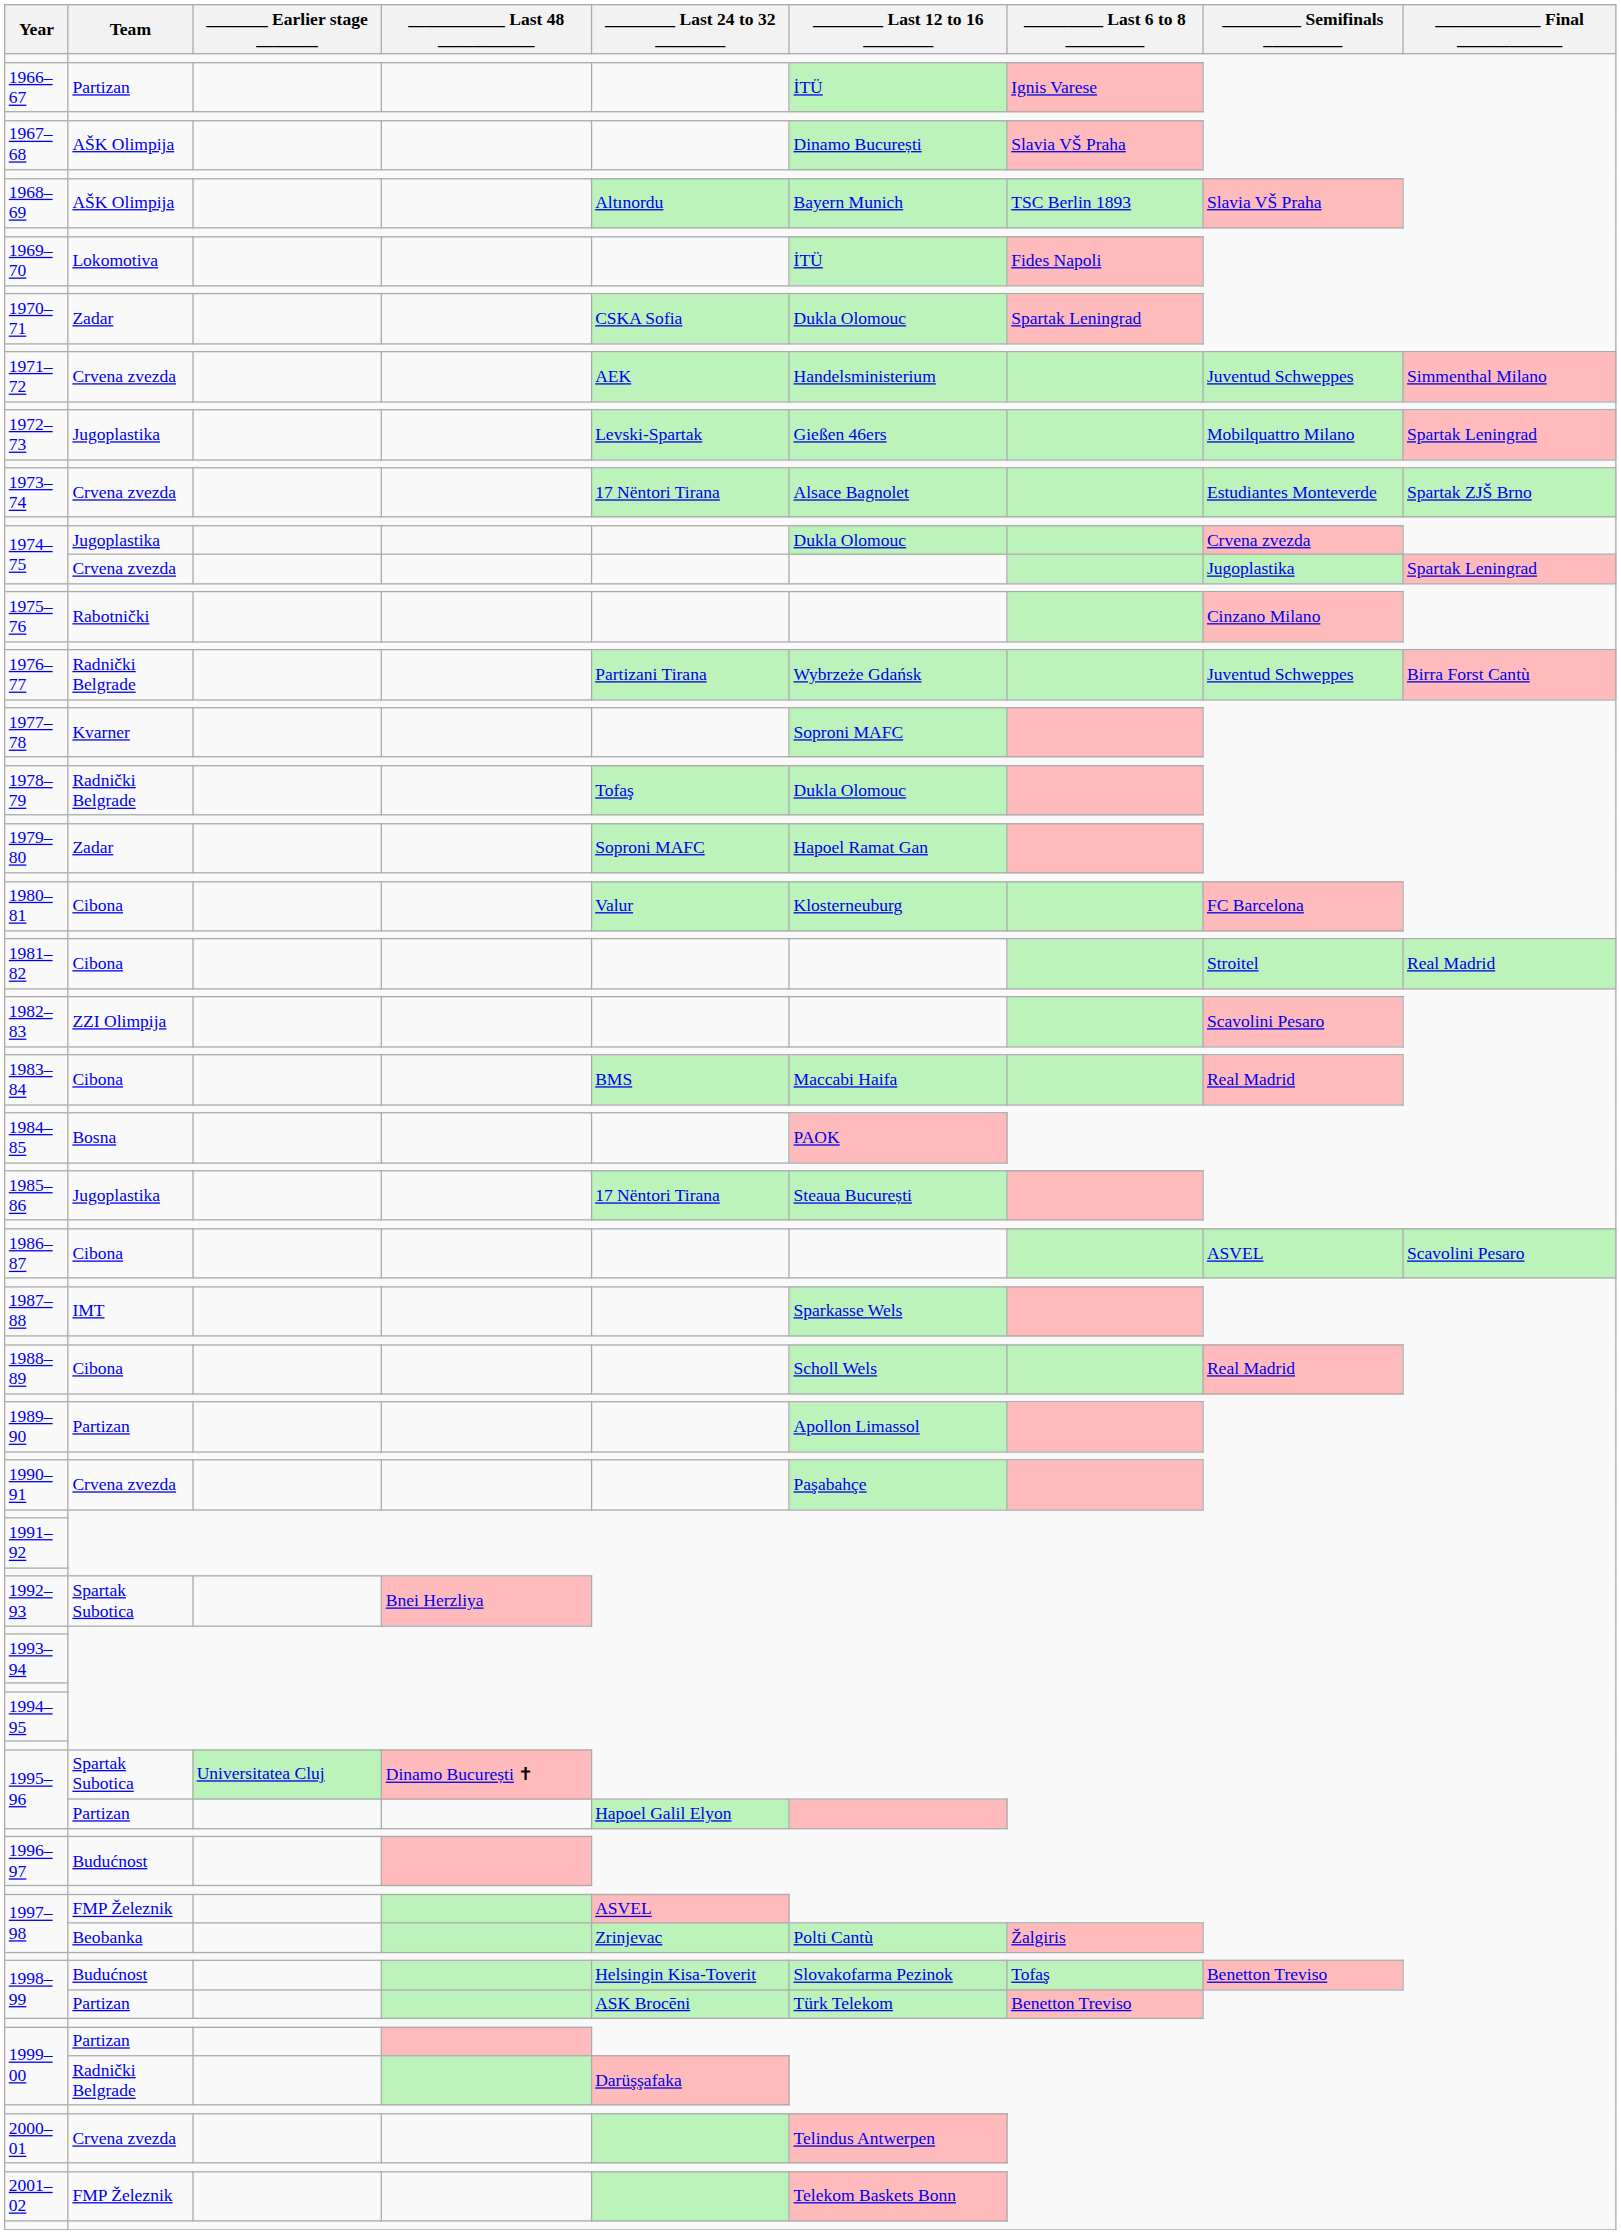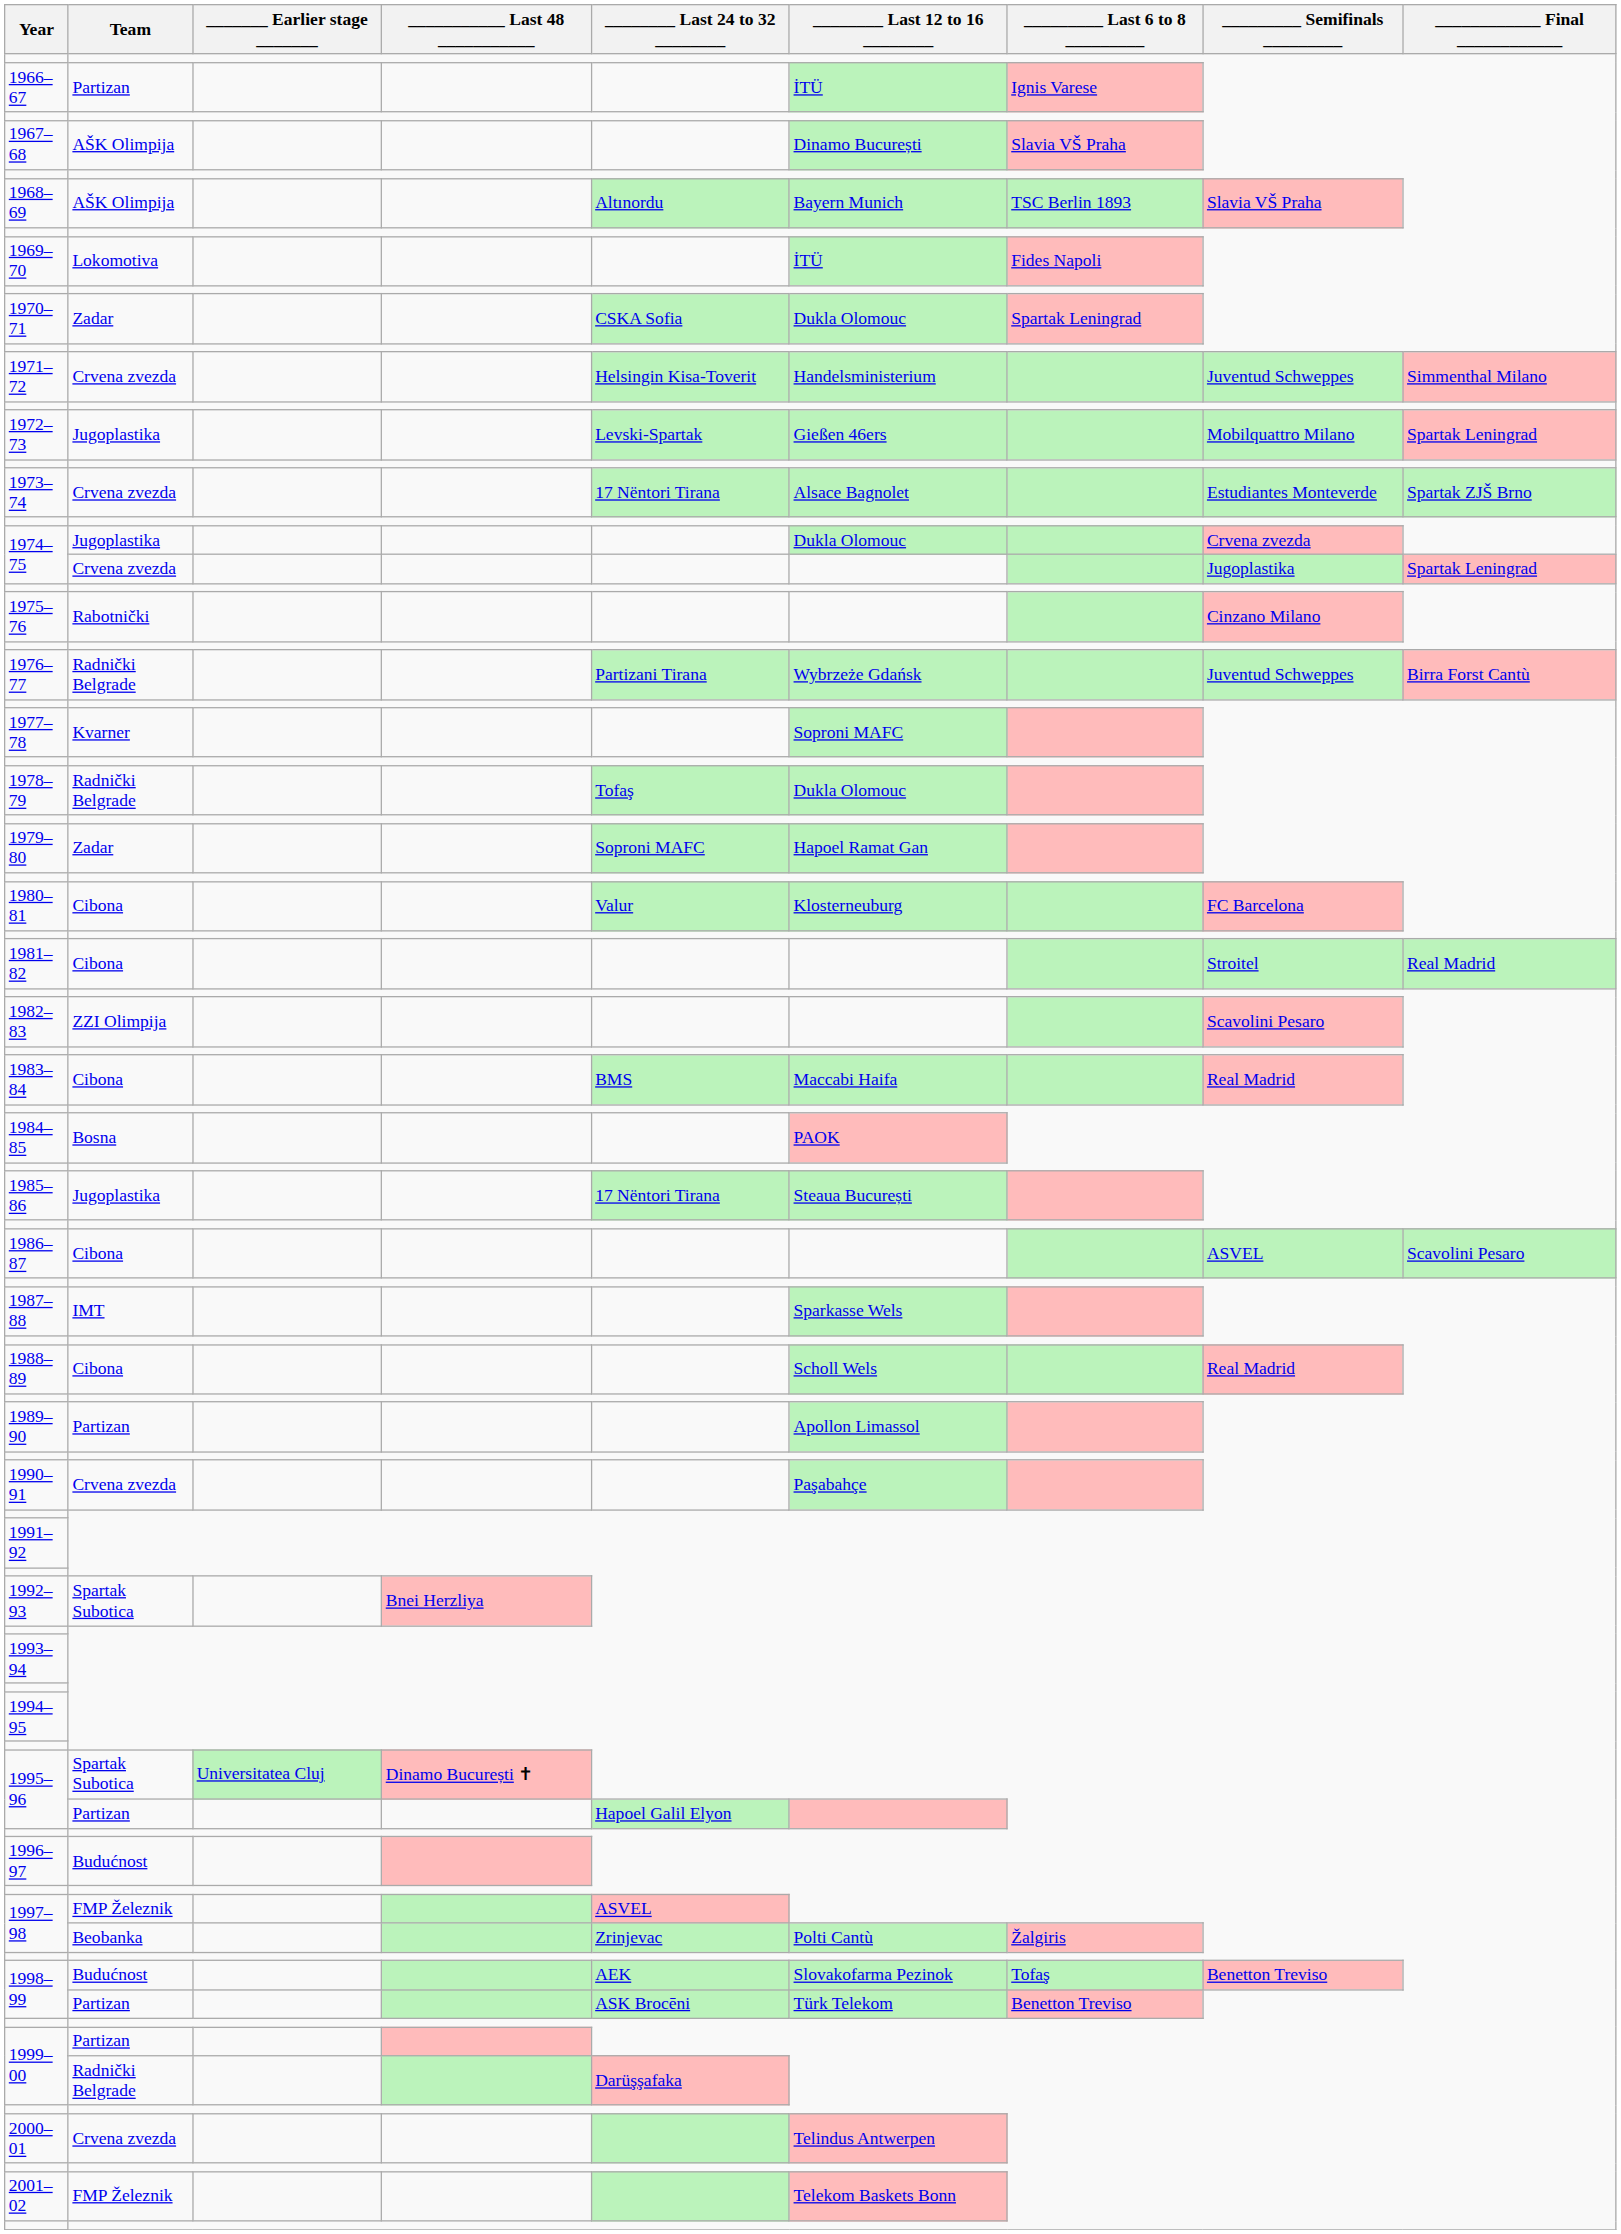(613, 376) AEK -> (676, 376) Helsingin Kisa-Toverit
(676, 1974) Helsingin Kisa-Toverit -> (613, 1974) AEK
